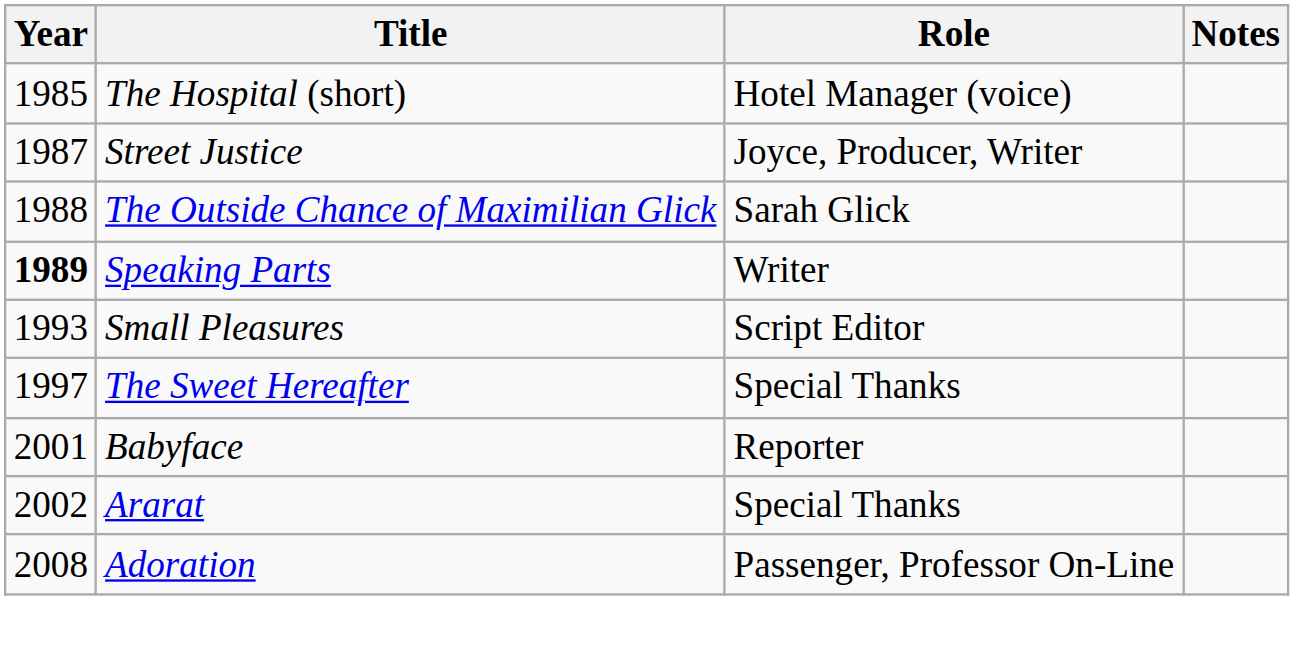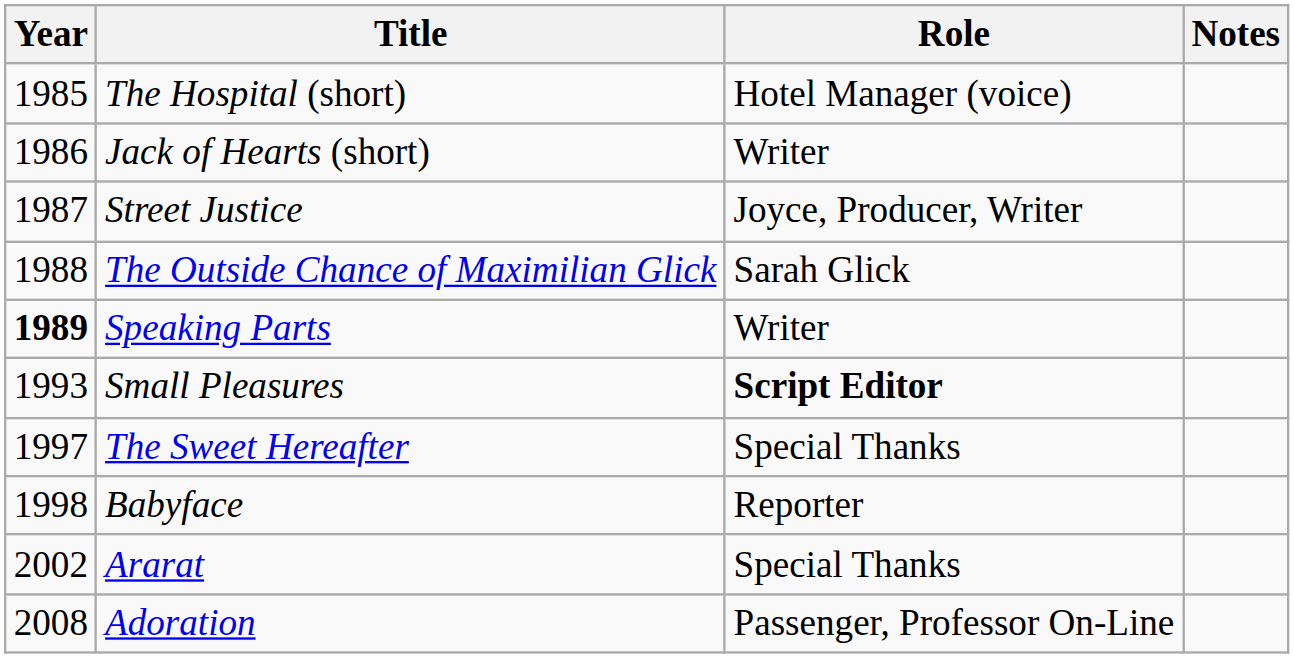+ row: (267, 151)
(829, 328) normal -> (838, 387) bold
(51, 446) 2001 -> (51, 504) 1998
